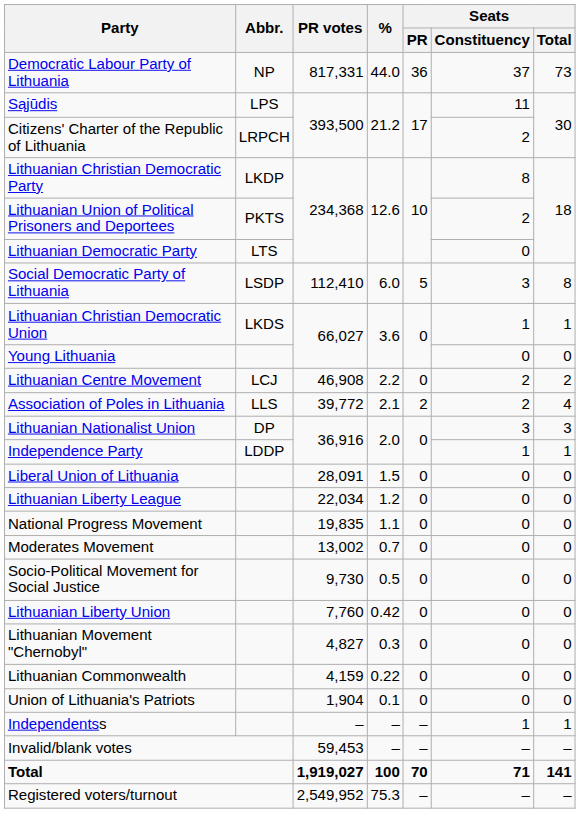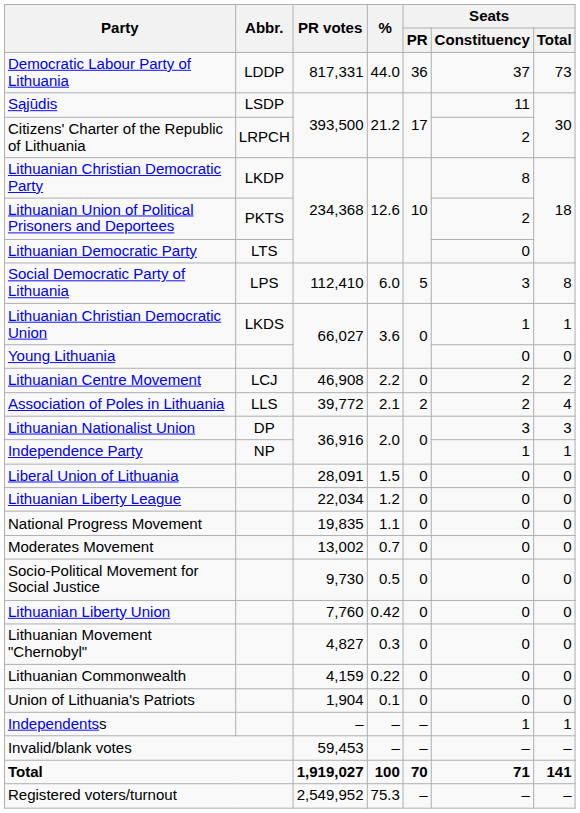(264, 72) NP -> (264, 72) LDDP
(264, 104) LPS -> (264, 104) LSDP
(264, 283) LSDP -> (264, 283) LPS
(264, 451) LDDP -> (264, 451) NP
